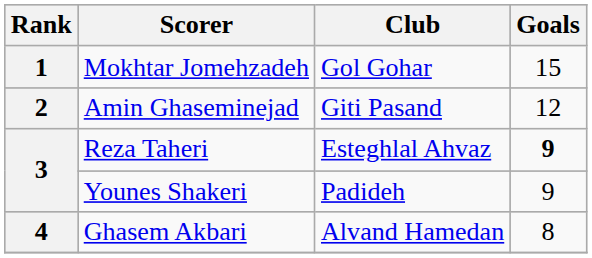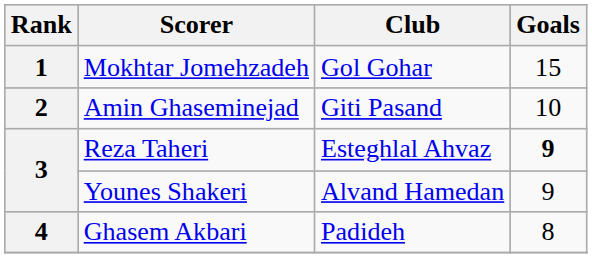(548, 107) 12 -> (548, 107) 10
(363, 190) Padideh -> (413, 190) Alvand Hamedan
(413, 231) Alvand Hamedan -> (363, 231) Padideh
